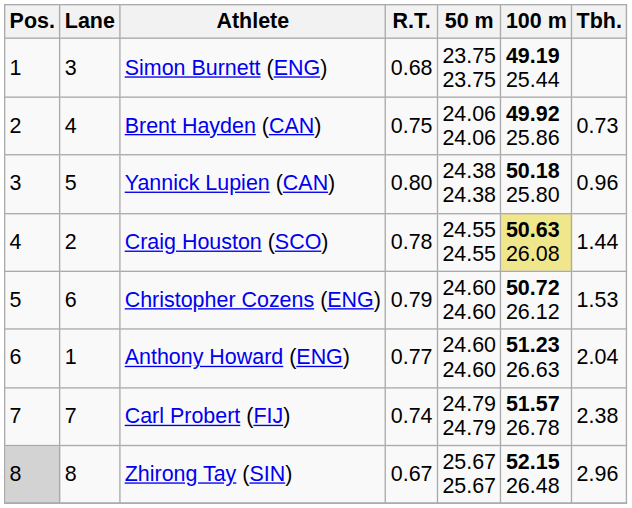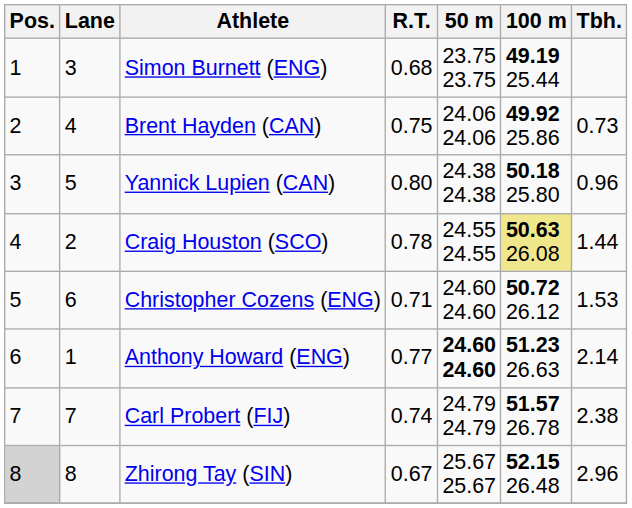(412, 300) 0.79 -> (412, 300) 0.71
(469, 358) normal -> (469, 358) bold
(597, 358) 2.04 -> (597, 358) 2.14
